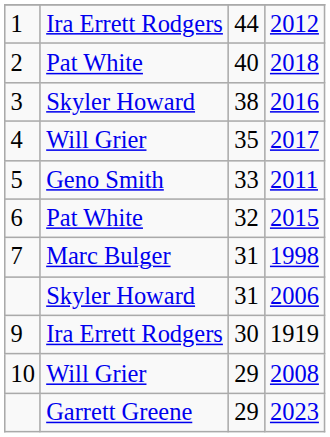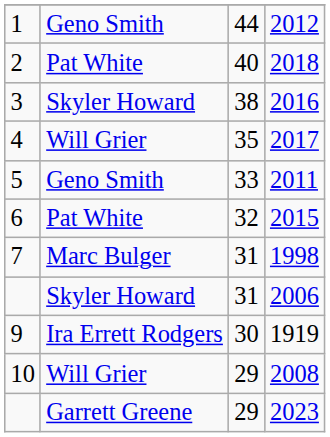(135, 23) Ira Errett Rodgers -> (105, 23) Geno Smith
